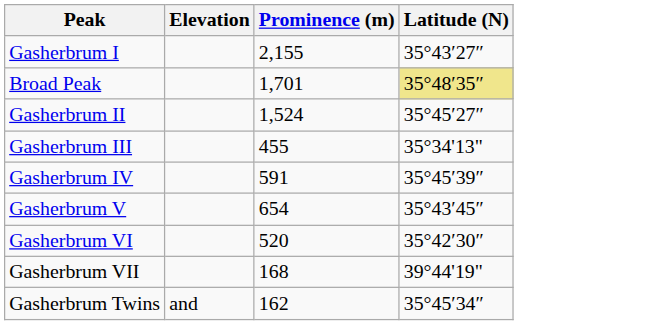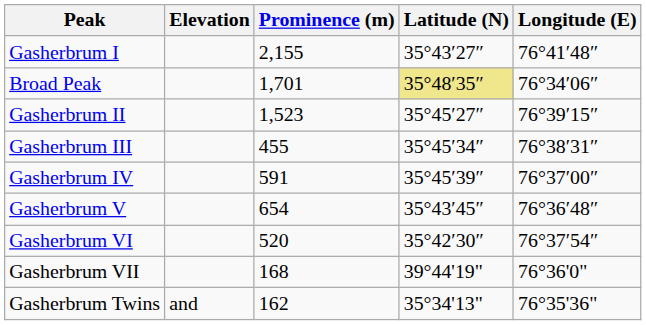+ column: (577, 20)
(281, 114) 1,524 -> (281, 114) 1,523
(443, 146) 35°34'13" -> (444, 146) 35°45′34″
(444, 303) 35°45′34″ -> (443, 303) 35°34'13"
